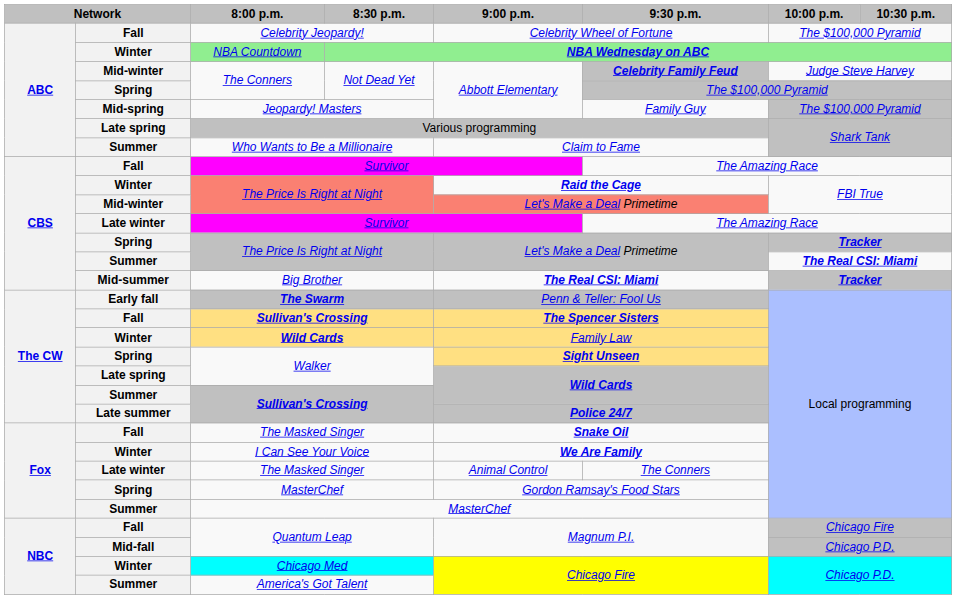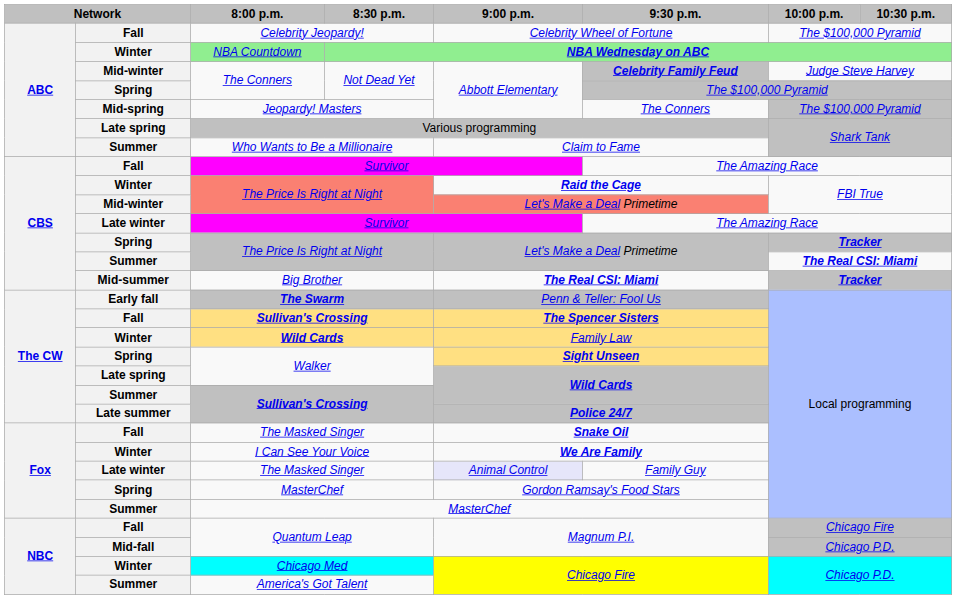(675, 109) Family Guy -> (675, 109) The Conners
(508, 470) no background -> (508, 470) lavender background
(675, 470) The Conners -> (675, 470) Family Guy
